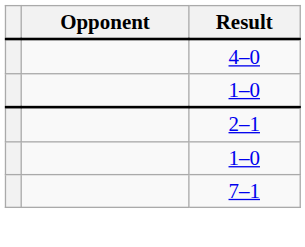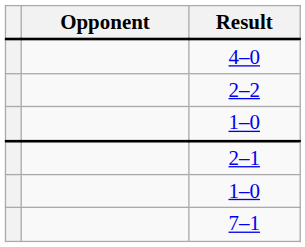+ row: (14, 90)
